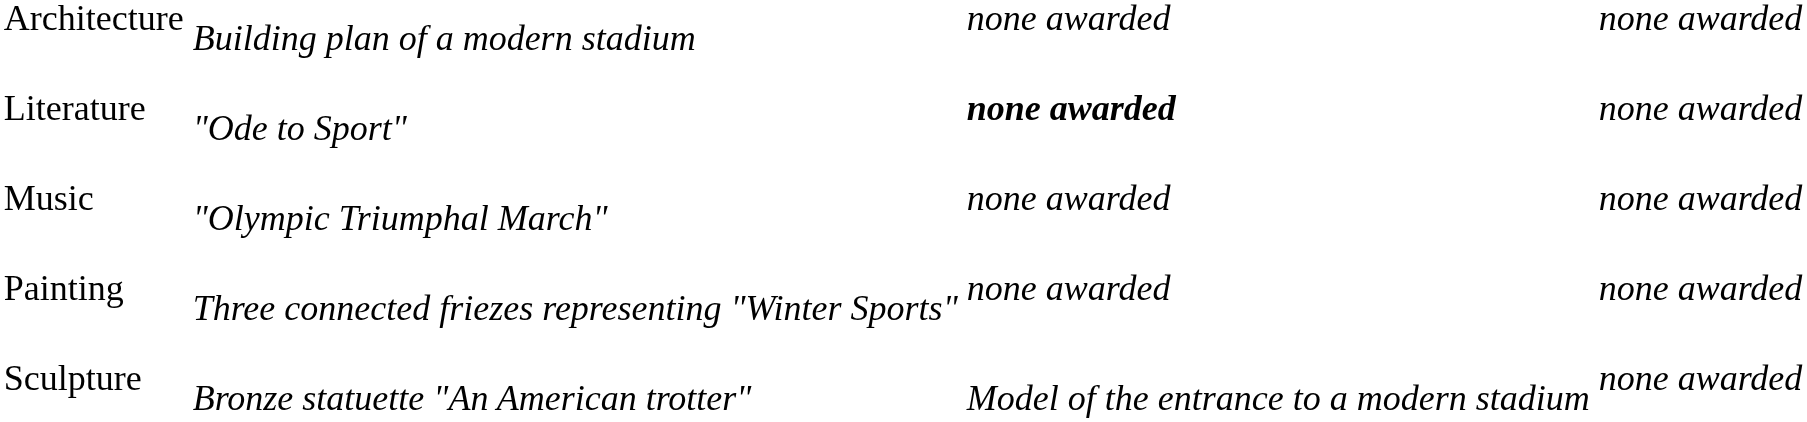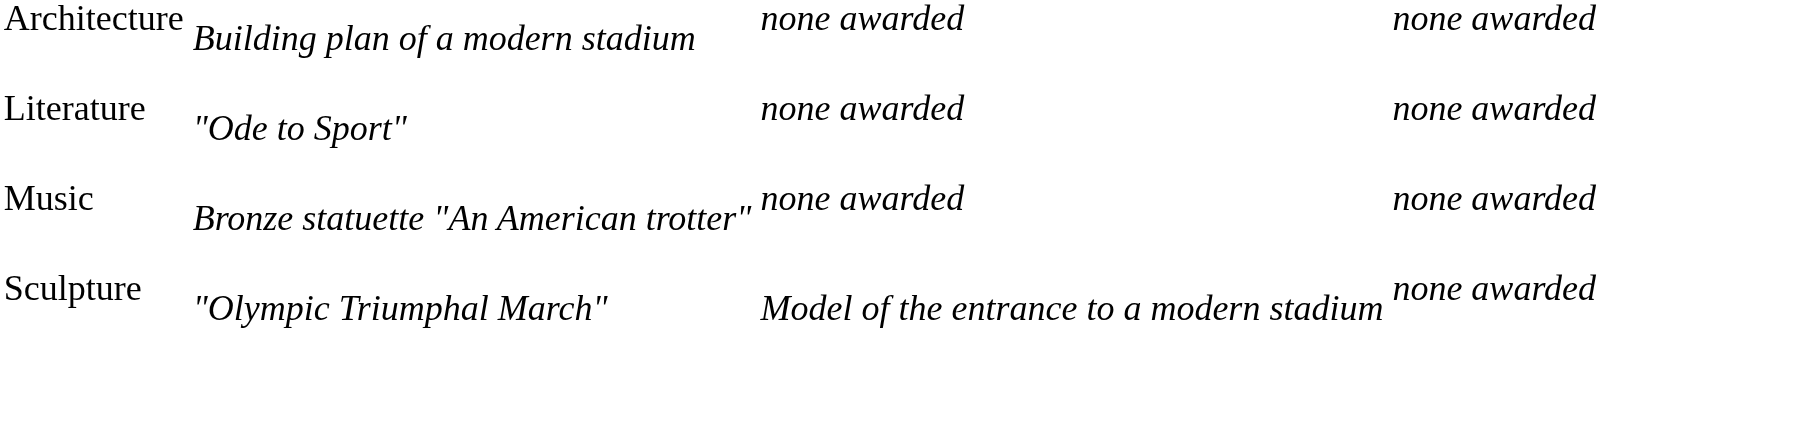(1071, 107) bold -> (862, 107) normal
(400, 217) "Olympic Triumphal March" -> (472, 217) Bronze statuette "An American trotter"
- row: (64, 287)
(472, 397) Bronze statuette "An American trotter" -> (400, 307) "Olympic Triumphal March"
